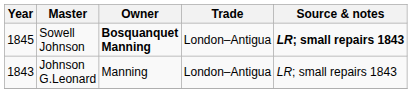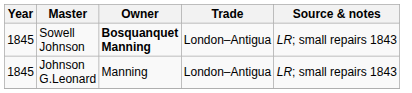(340, 39) bold -> (337, 39) normal
(20, 72) 1843 -> (20, 72) 1845
